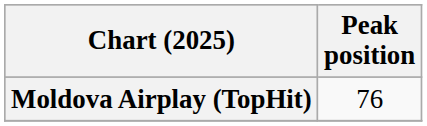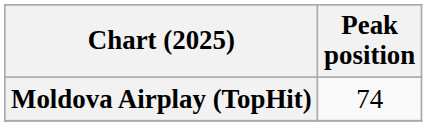(370, 98) 76 -> (370, 98) 74
